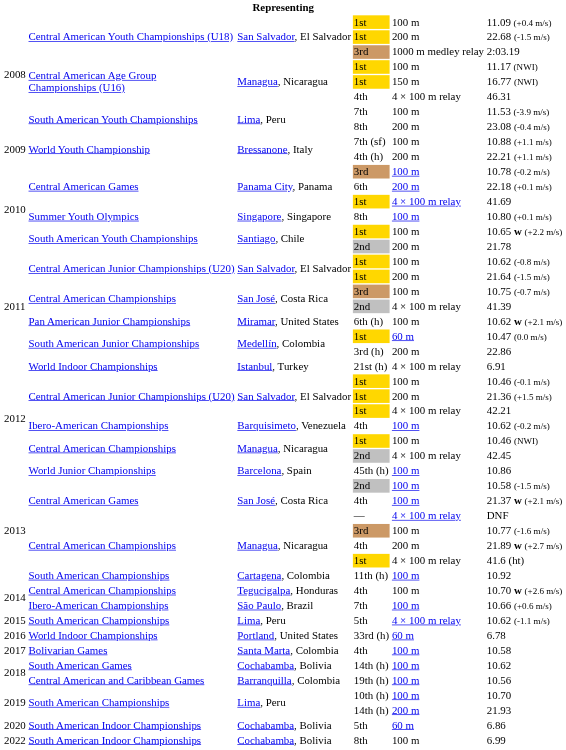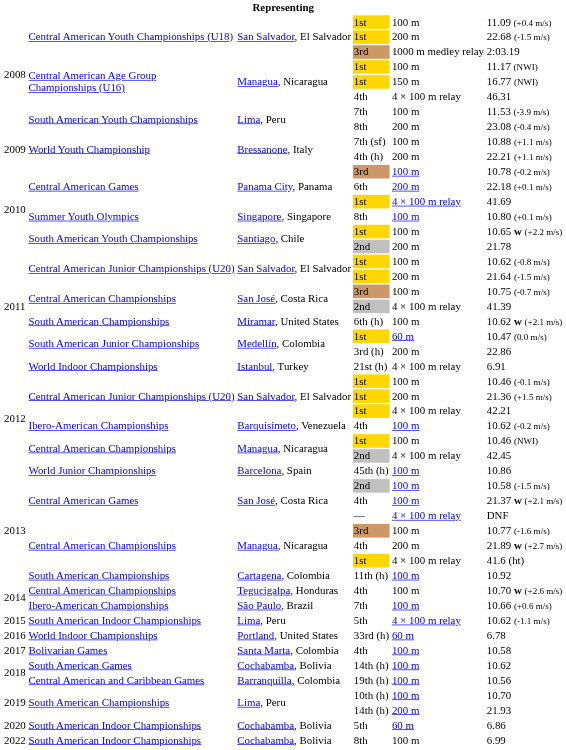(109, 321) Pan American Junior Championships -> (99, 321) South American Championships
(99, 620) South American Championships -> (115, 620) South American Indoor Championships
